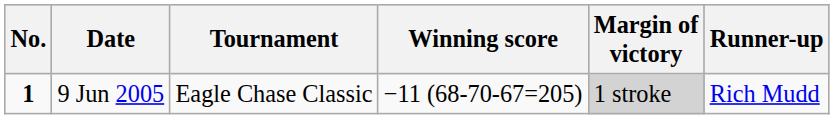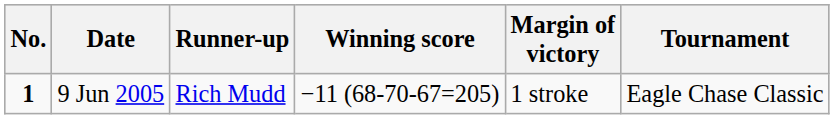columns swapped: (274, 39) <-> (767, 39)
(633, 93) lightgrey background -> (549, 93) no background
